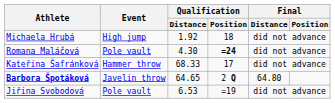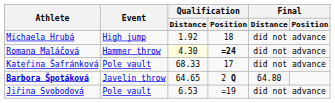(127, 51) Pole vault -> (132, 51) Hammer throw
(188, 51) no background -> (188, 51) lightyellow background
(132, 64) Hammer throw -> (127, 64) Pole vault
